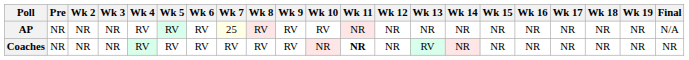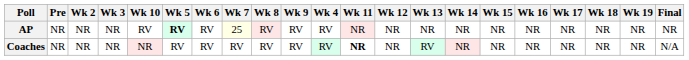columns swapped: (142, 13) <-> (323, 13)
(172, 30) normal -> (177, 30) bold
(670, 30) N/A -> (670, 30) NR
(670, 47) NR -> (670, 47) N/A
